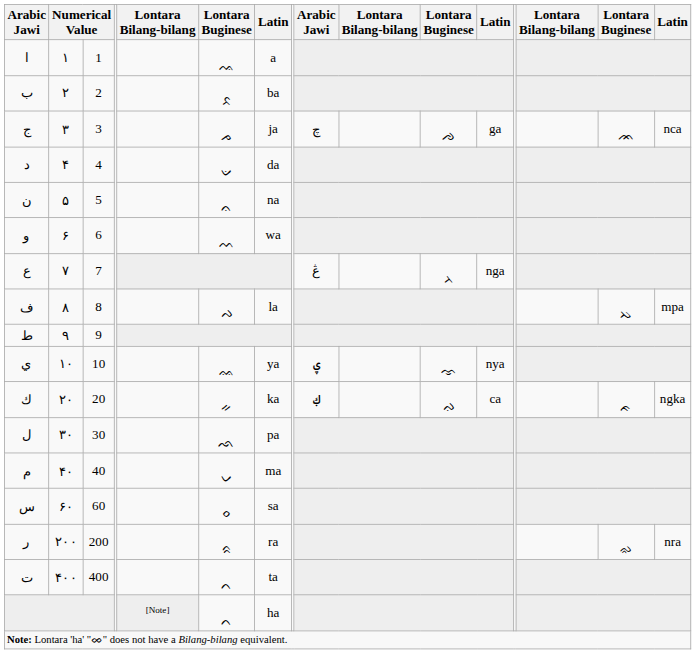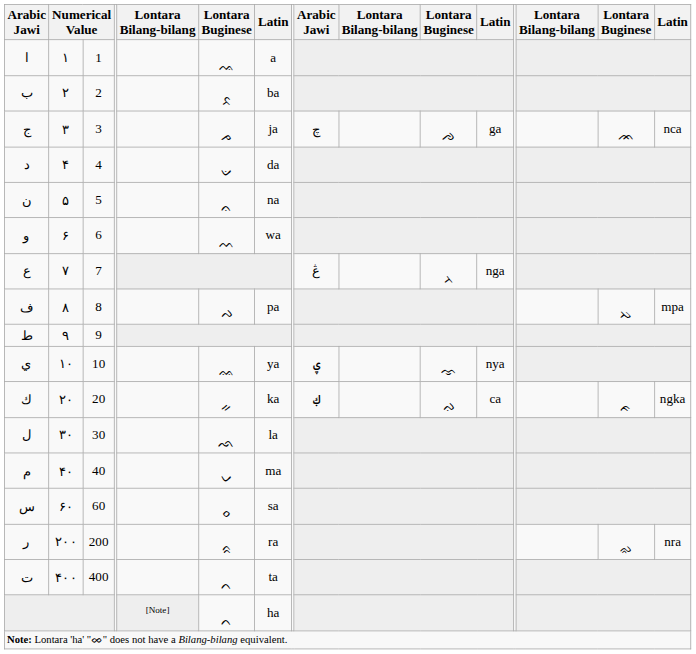(273, 306) la -> (273, 306) pa
(273, 435) pa -> (273, 435) la
